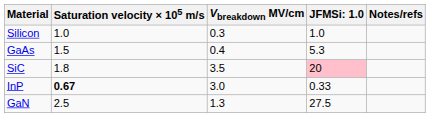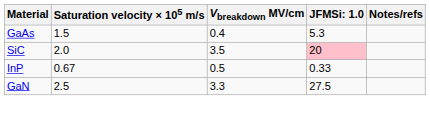- row: (23, 33)
(61, 68) 1.8 -> (61, 51) 2.0
(64, 86) bold -> (64, 68) normal
(217, 86) 3.0 -> (217, 68) 0.5
(217, 103) 1.3 -> (217, 86) 3.3
